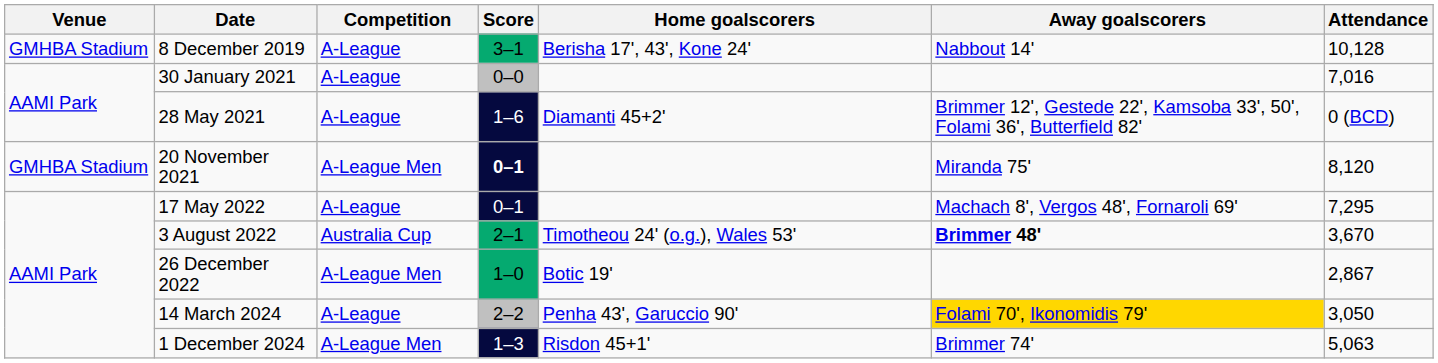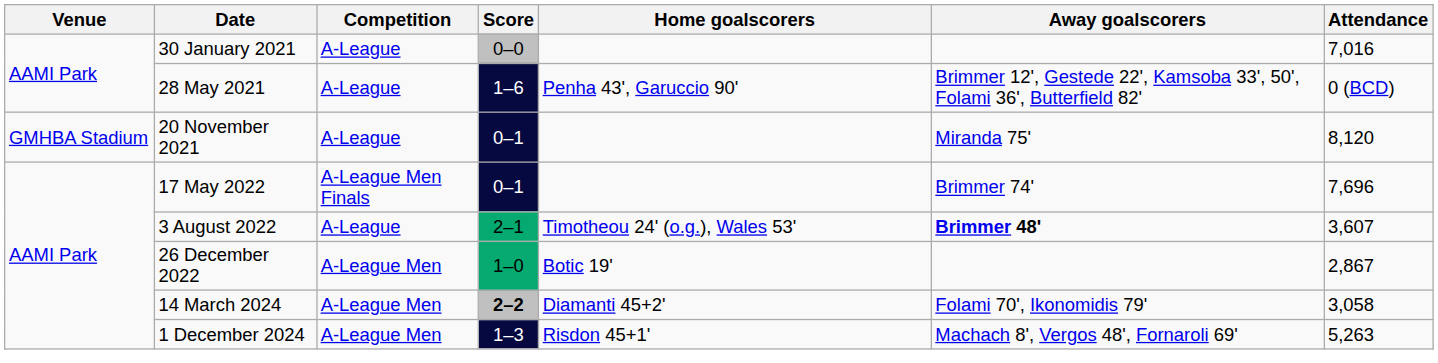- row: (232, 49)
(604, 117) Diamanti 45+2' -> (640, 88) Penha 43', Garuccio 90'
(381, 167) A-League Men -> (361, 138) A-League
(508, 167) bold -> (508, 138) normal
(361, 206) A-League -> (381, 187) A-League Men Finals
(1087, 206) Machach 8', Vergos 48', Fornaroli 69' -> (985, 187) Brimmer 74'
(1351, 206) 7,295 -> (1351, 187) 7,696
(376, 235) Australia Cup -> (361, 227) A-League
(1351, 235) 3,670 -> (1351, 227) 3,607
(361, 314) A-League -> (381, 305) A-League Men
(508, 314) normal -> (508, 305) bold
(640, 314) Penha 43', Garuccio 90' -> (604, 305) Diamanti 45+2'
(1041, 314) gold background -> (1041, 305) no background
(1351, 314) 3,050 -> (1351, 305) 3,058
(985, 343) Brimmer 74' -> (1087, 334) Machach 8', Vergos 48', Fornaroli 69'
(1351, 343) 5,063 -> (1351, 334) 5,263
